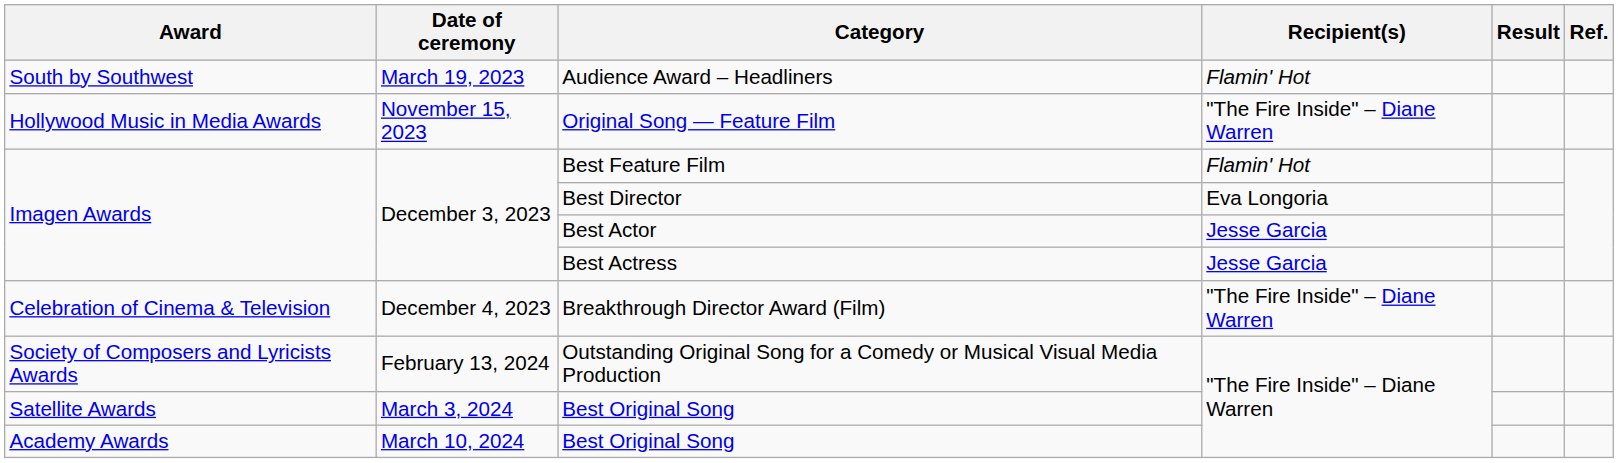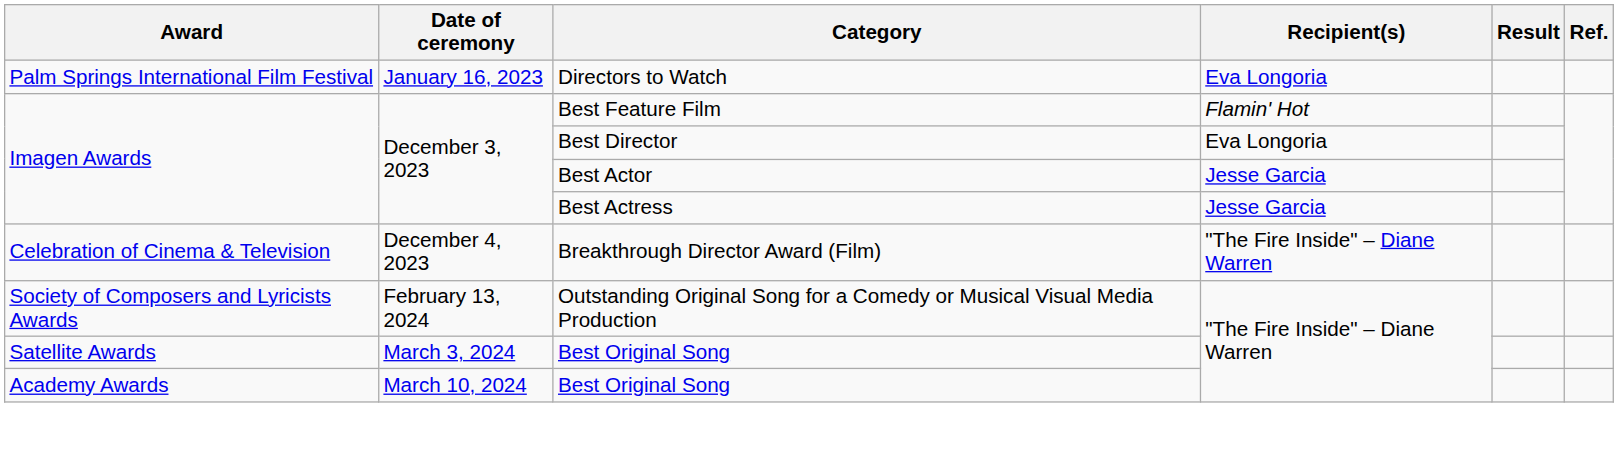+ row: (191, 76)
- row: (101, 76)
- row: (165, 121)
